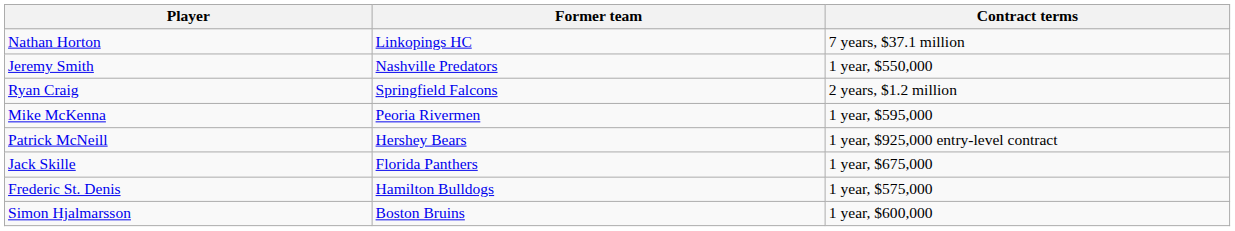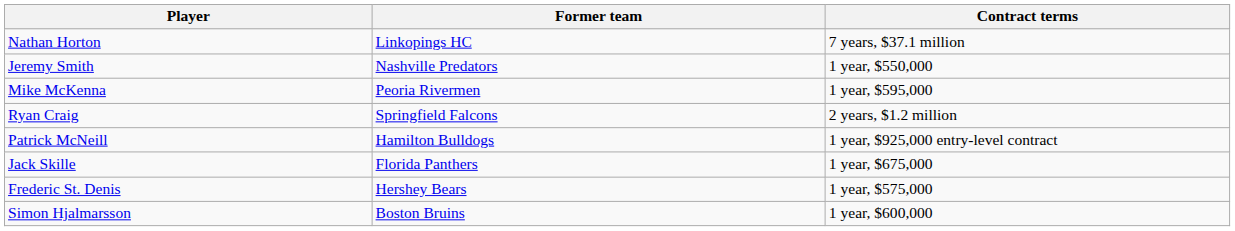rows swapped: (43, 90) <-> (57, 115)
(421, 139) Hershey Bears -> (435, 139) Hamilton Bulldogs
(435, 189) Hamilton Bulldogs -> (421, 189) Hershey Bears
